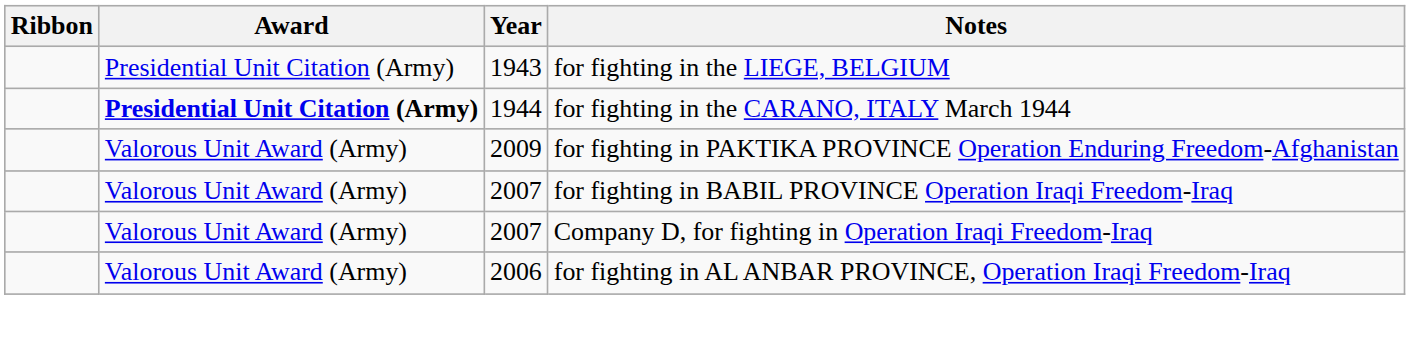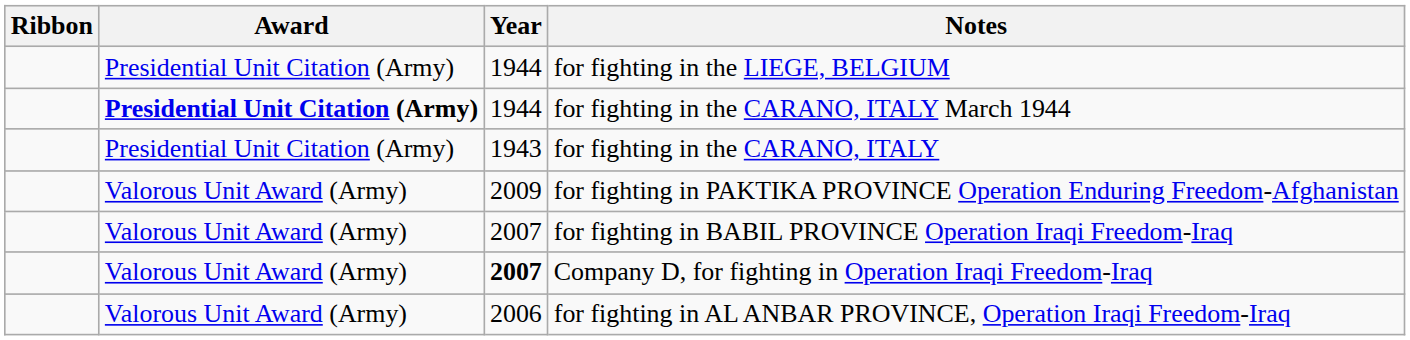(516, 67) 1943 -> (516, 67) 1944
+ row: (747, 149)
(516, 231) normal -> (516, 272) bold
